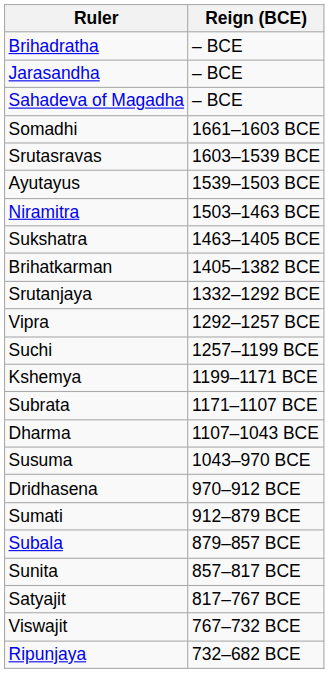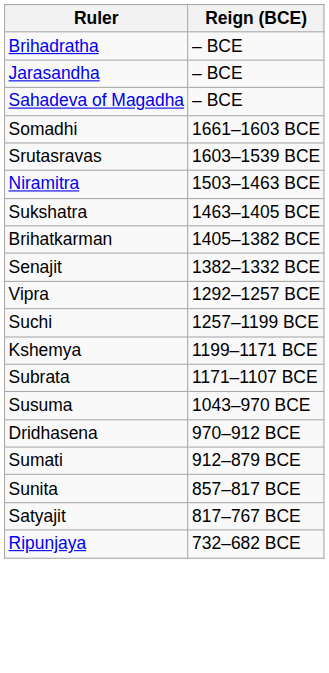- row: (44, 184)
+ row: (35, 267)
- row: (50, 294)
- row: (40, 433)
- row: (36, 543)
- row: (38, 626)
